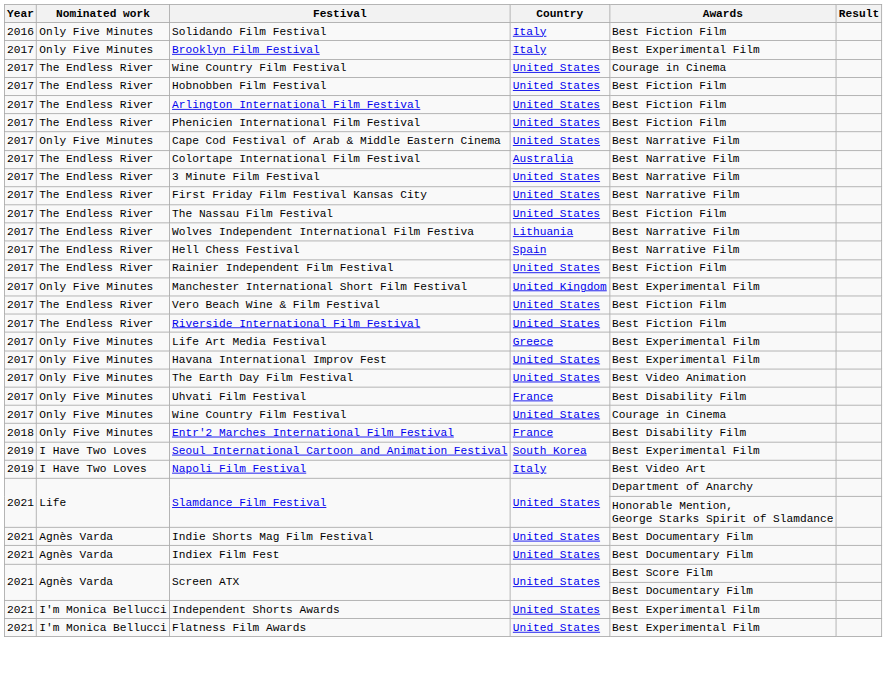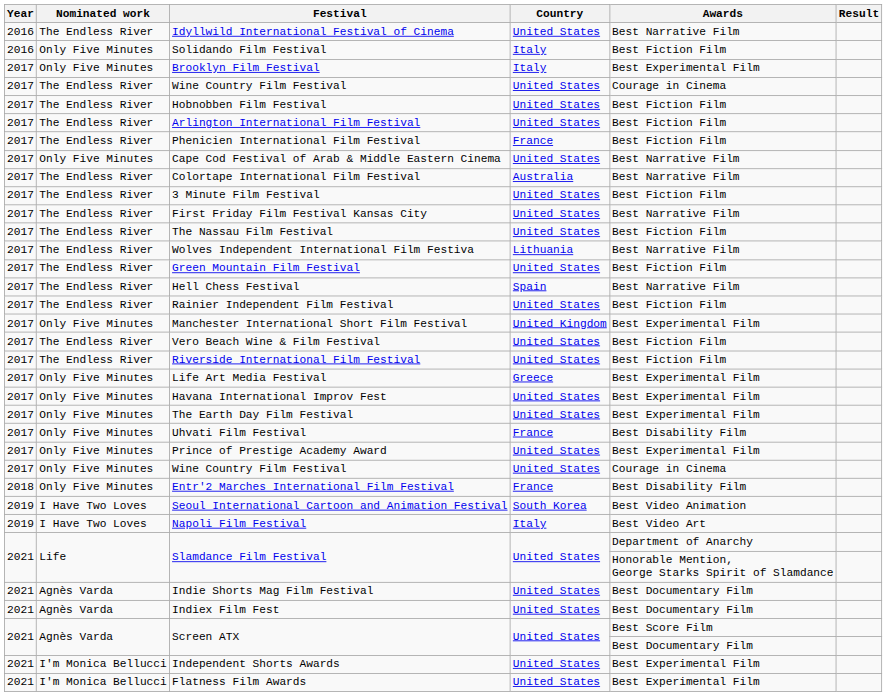+ row: (96, 32)
(556, 123) United States -> (533, 141) France
(676, 178) Best Narrative Film -> (669, 196) Best Fiction Film
+ row: (96, 269)
(679, 378) Best Video Animation -> (686, 414) Best Experimental Film
+ row: (96, 451)
(686, 451) Best Experimental Film -> (679, 506) Best Video Animation
